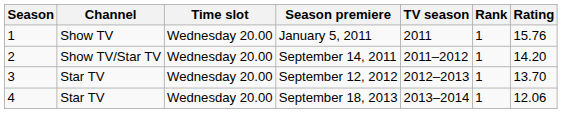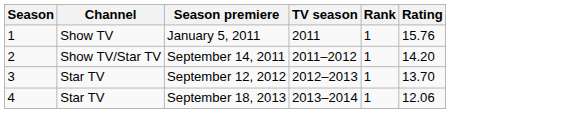- column: (220, 14)
